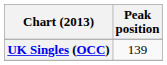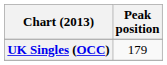(138, 49) 139 -> (138, 49) 179
